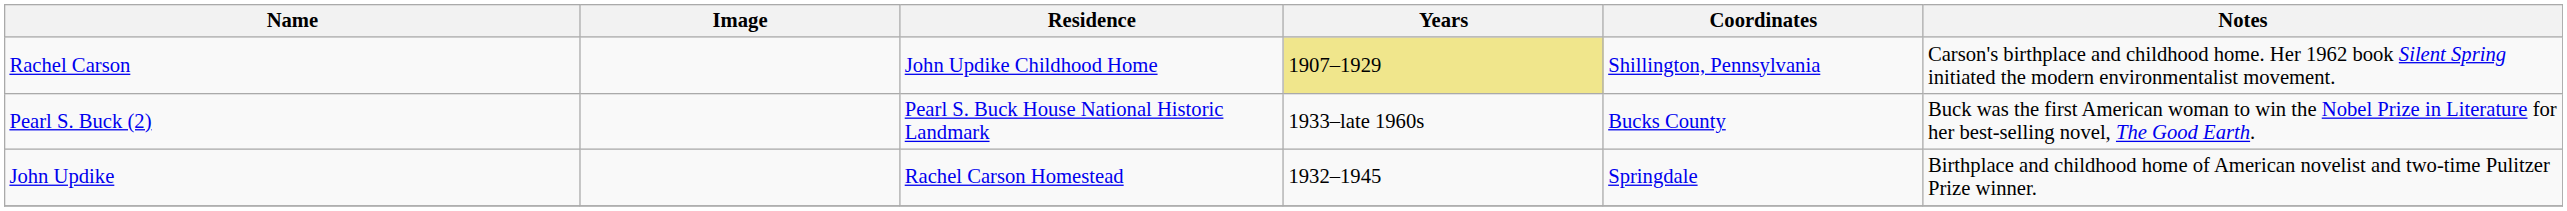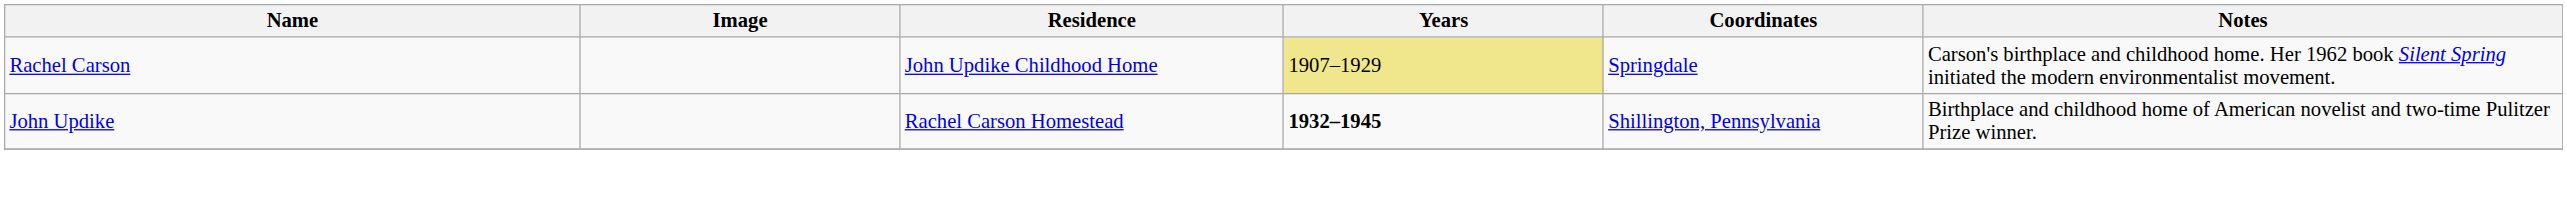(1714, 65) Shillington, Pennsylvania -> (1653, 65) Springdale
- row: (80, 121)
(1335, 177) normal -> (1335, 121) bold
(1653, 177) Springdale -> (1714, 121) Shillington, Pennsylvania
